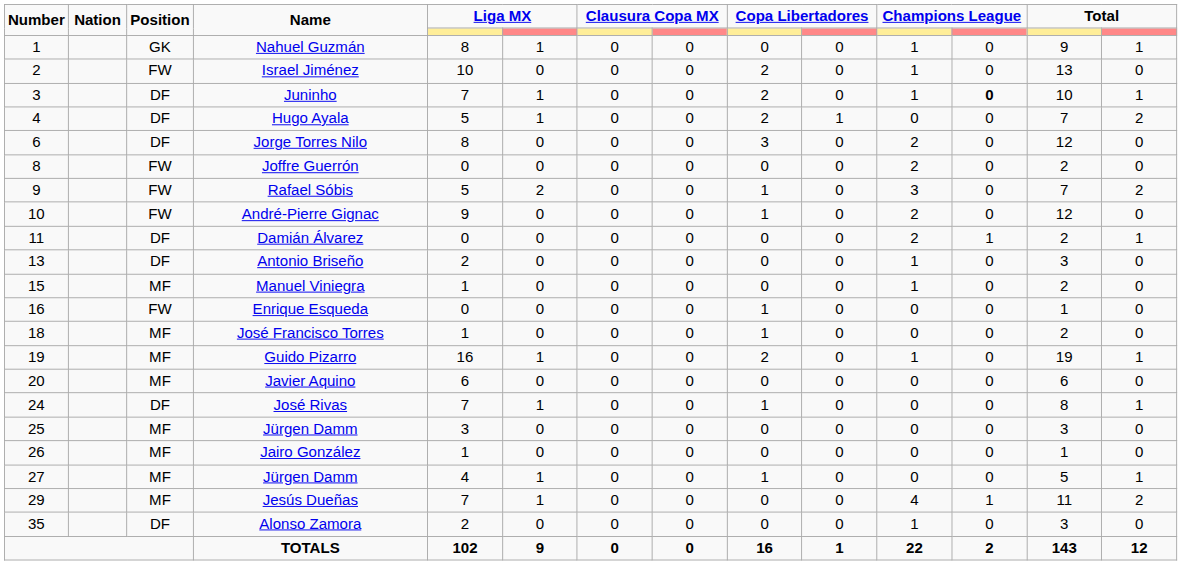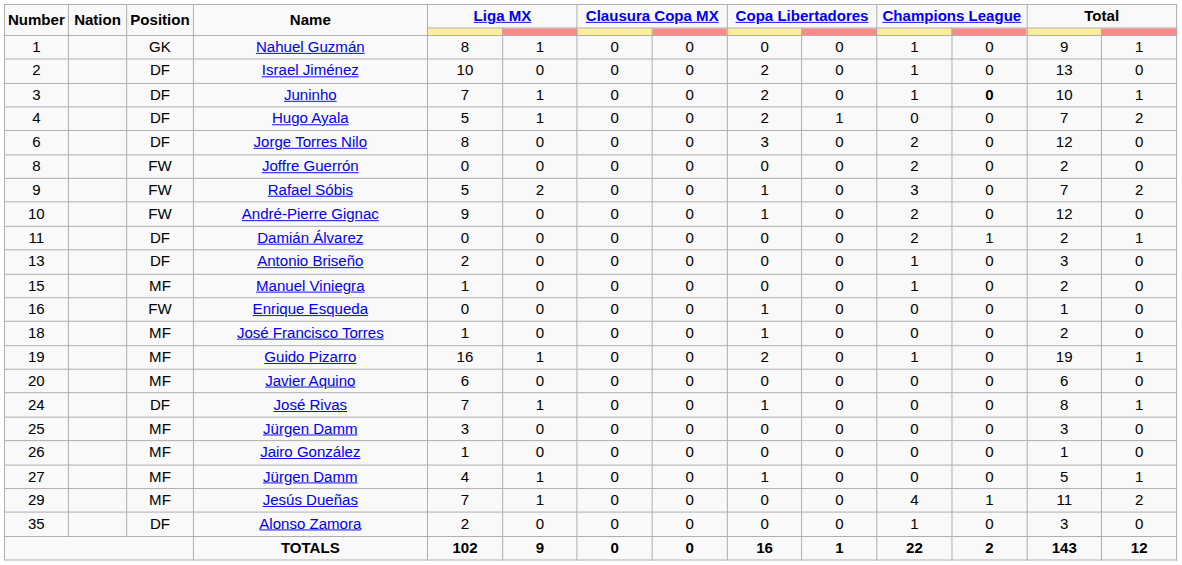(160, 71) FW -> (160, 71) DF
